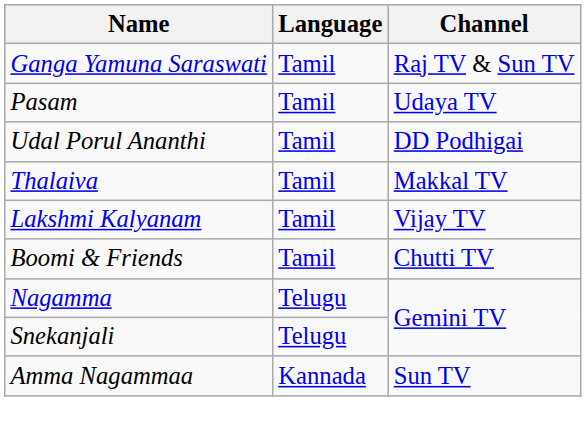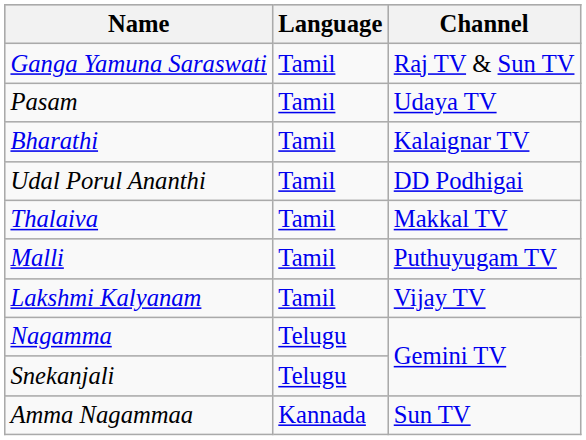+ row: (54, 141)
+ row: (37, 258)
- row: (97, 258)
